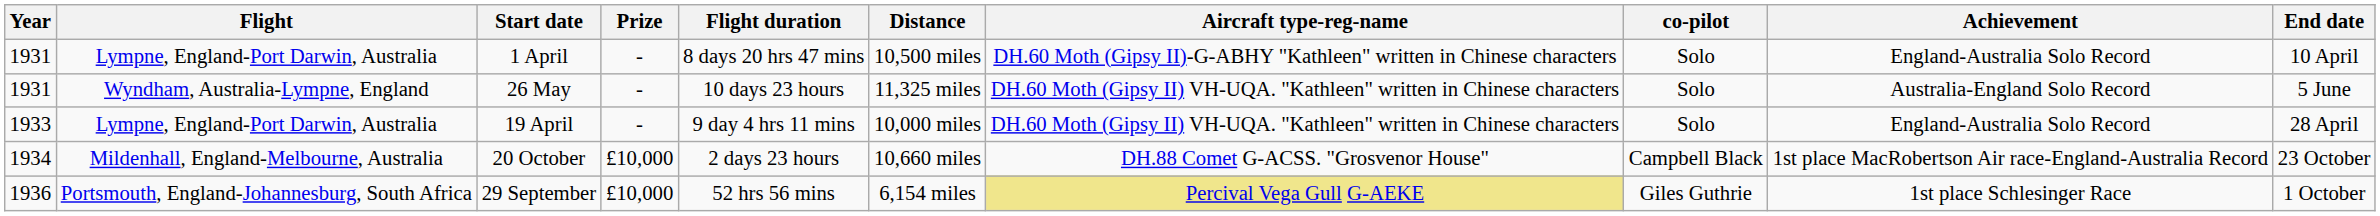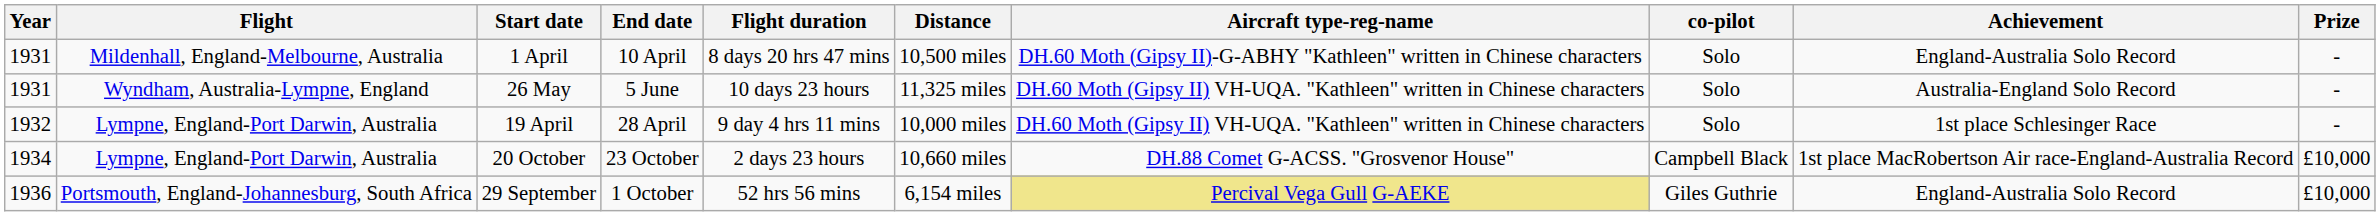columns swapped: (2324, 21) <-> (640, 21)
(266, 56) Lympne, England-Port Darwin, Australia -> (266, 56) Mildenhall, England-Melbourne, Australia
(30, 124) 1933 -> (30, 124) 1932
(2020, 124) England-Australia Solo Record -> (2046, 124) 1st place Schlesinger Race
(266, 158) Mildenhall, England-Melbourne, Australia -> (266, 158) Lympne, England-Port Darwin, Australia
(2020, 192) 1st place Schlesinger Race -> (2046, 192) England-Australia Solo Record
